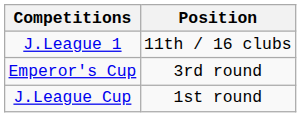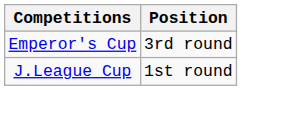- row: (72, 45)
